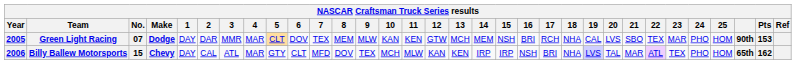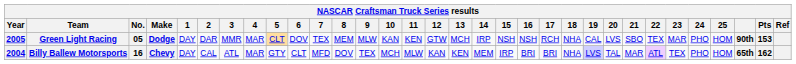(138, 39) 07 -> (138, 39) 05
(484, 39) MEM -> (484, 39) IRP
(528, 39) BRI -> (528, 39) NSH
(16, 53) 2006 -> (16, 53) 2004
(138, 53) 15 -> (138, 53) 16
(484, 53) IRP -> (484, 53) MEM
(528, 53) NSH -> (528, 53) BRI
